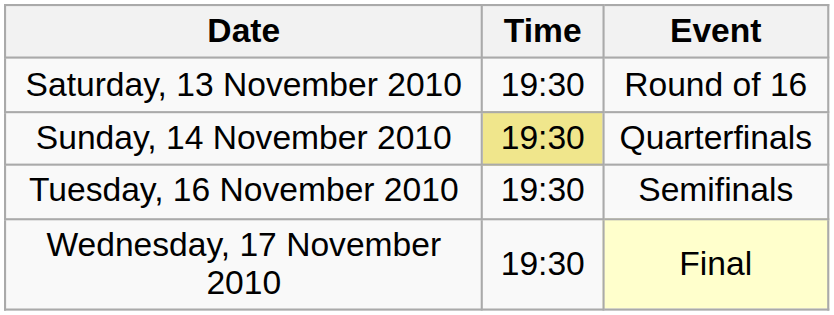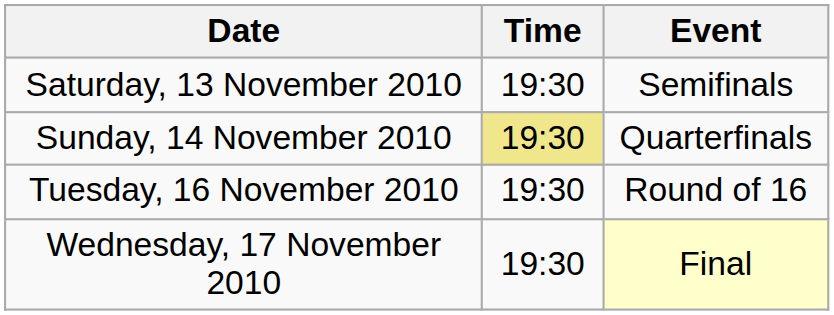(716, 84) Round of 16 -> (716, 84) Semifinals
(716, 191) Semifinals -> (716, 191) Round of 16
